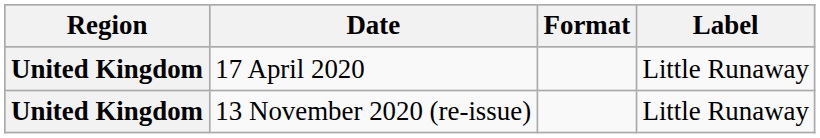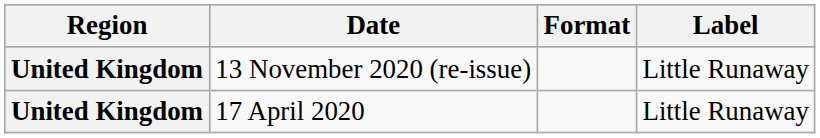rows swapped: (290, 68) <-> (373, 111)
